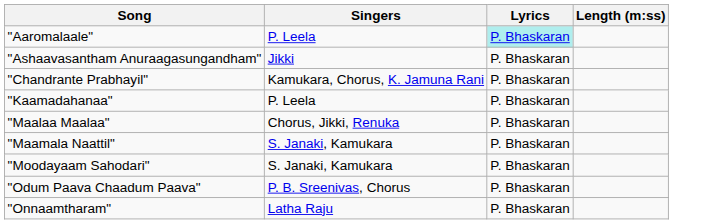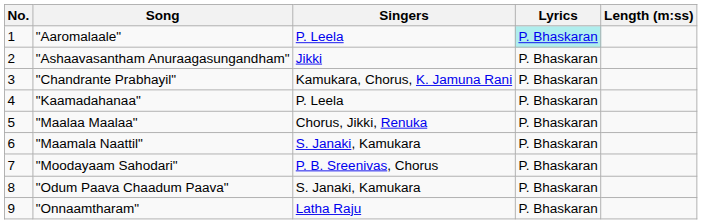+ column: (18, 15)
(330, 165) S. Janaki, Kamukara -> (367, 165) P. B. Sreenivas, Chorus
(339, 187) P. B. Sreenivas, Chorus -> (358, 187) S. Janaki, Kamukara
